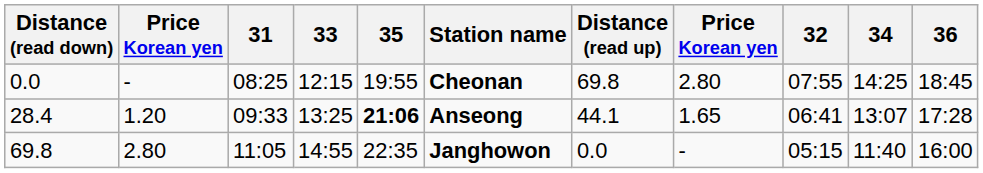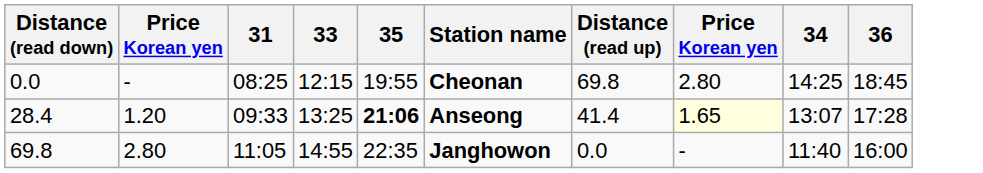- column: (815, 35)
(598, 116) 44.1 -> (598, 116) 41.4
(700, 116) no background -> (700, 116) lightyellow background
